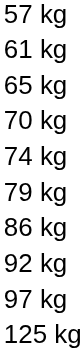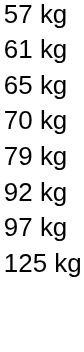- row: (36, 156)
- row: (36, 227)
